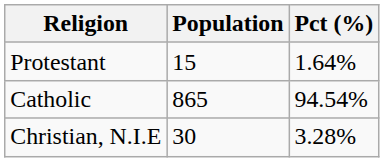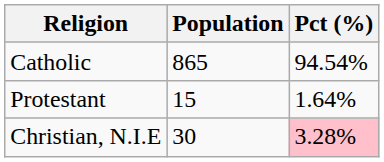rows swapped: (51, 99) <-> (58, 61)
(325, 136) no background -> (325, 136) pink background
